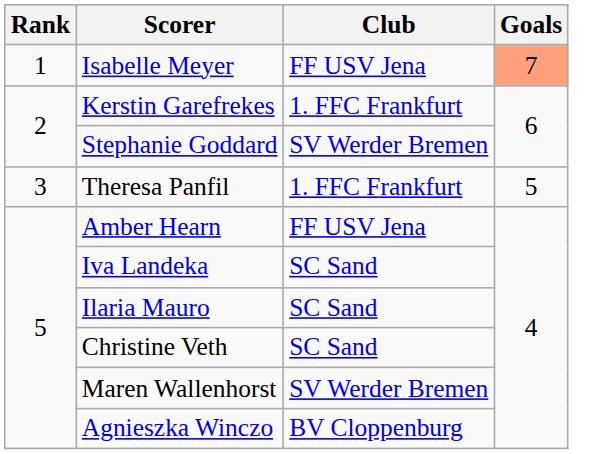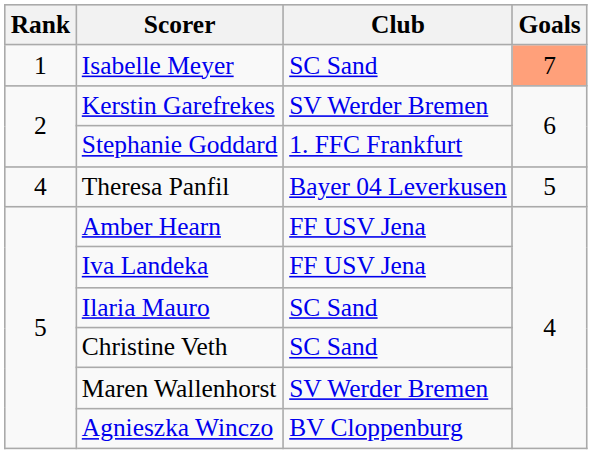(358, 65) FF USV Jena -> (333, 65) SC Sand
(376, 105) 1. FFC Frankfurt -> (389, 105) SV Werder Bremen
(389, 145) SV Werder Bremen -> (376, 145) 1. FFC Frankfurt
(40, 186) 3 -> (40, 186) 4
(376, 186) 1. FFC Frankfurt -> (398, 186) Bayer 04 Leverkusen
(333, 266) SC Sand -> (358, 266) FF USV Jena
